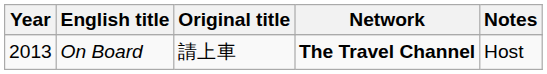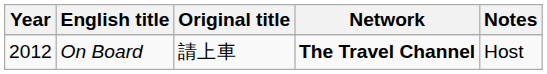(30, 51) 2013 -> (30, 51) 2012
